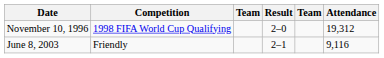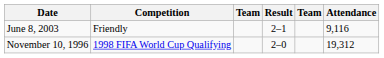rows swapped: (47, 28) <-> (33, 45)
